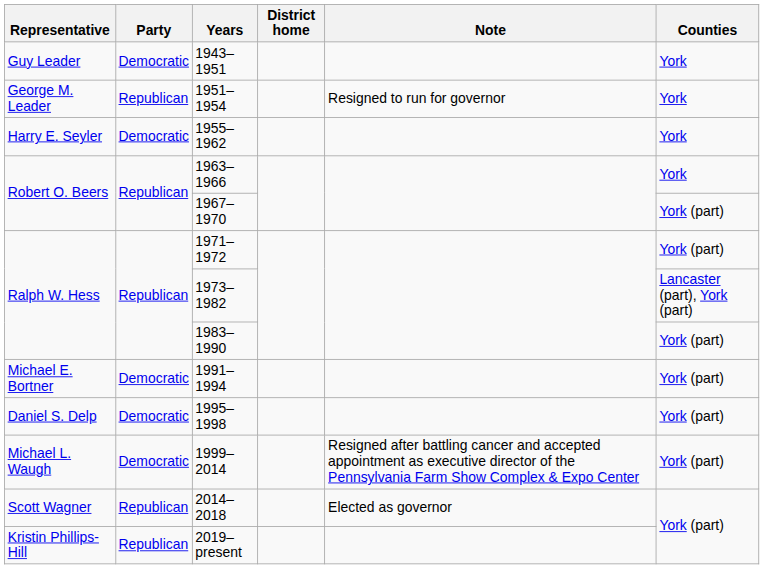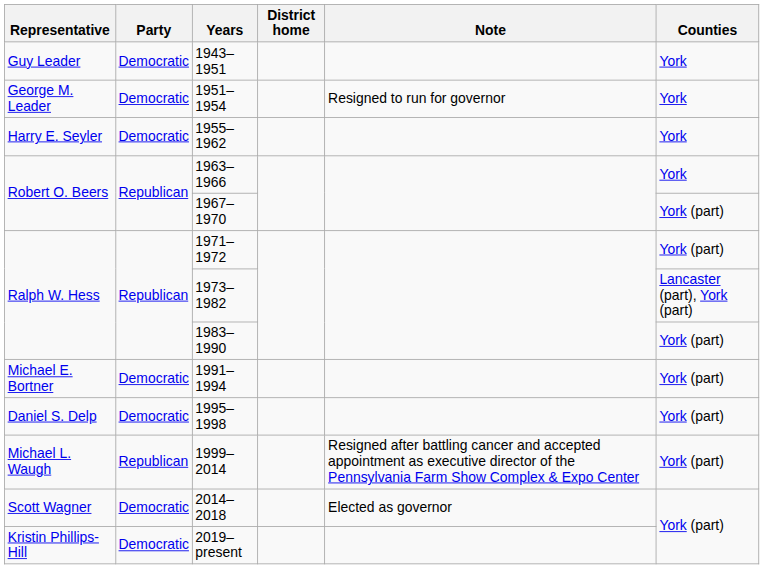(153, 98) Republican -> (154, 98) Democratic
(154, 461) Democratic -> (153, 461) Republican
(153, 507) Republican -> (154, 507) Democratic
(153, 545) Republican -> (154, 545) Democratic
